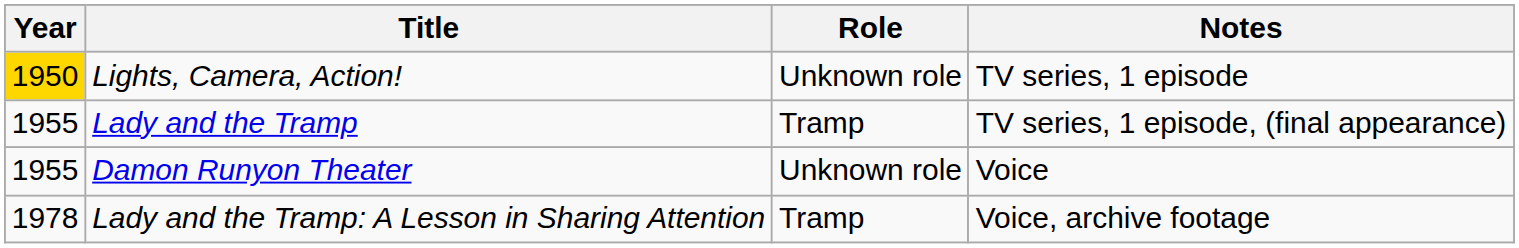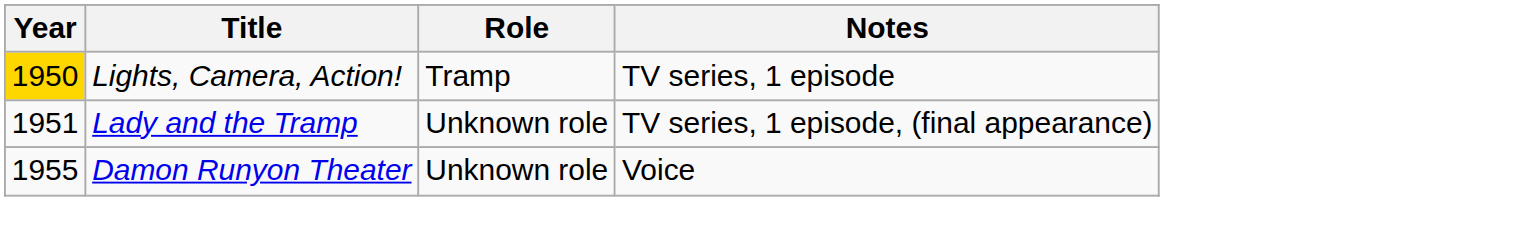(870, 75) Unknown role -> (468, 75) Tramp
(45, 123) 1955 -> (45, 123) 1951
(822, 123) Tramp -> (517, 123) Unknown role
- row: (429, 218)
